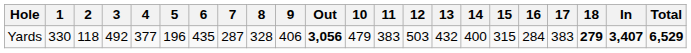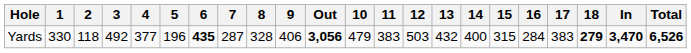(204, 36) normal -> (204, 36) bold
(626, 36) 3,407 -> (626, 36) 3,470
(666, 36) 6,529 -> (666, 36) 6,526
